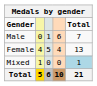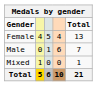rows swapped: (16, 37) <-> (20, 49)
(79, 62) lightblue background -> (79, 62) no background
